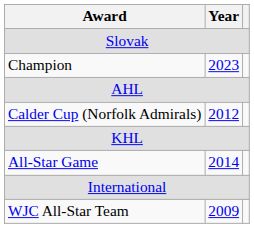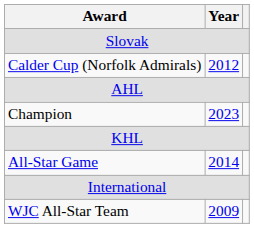rows swapped: (40, 65) <-> (105, 114)
